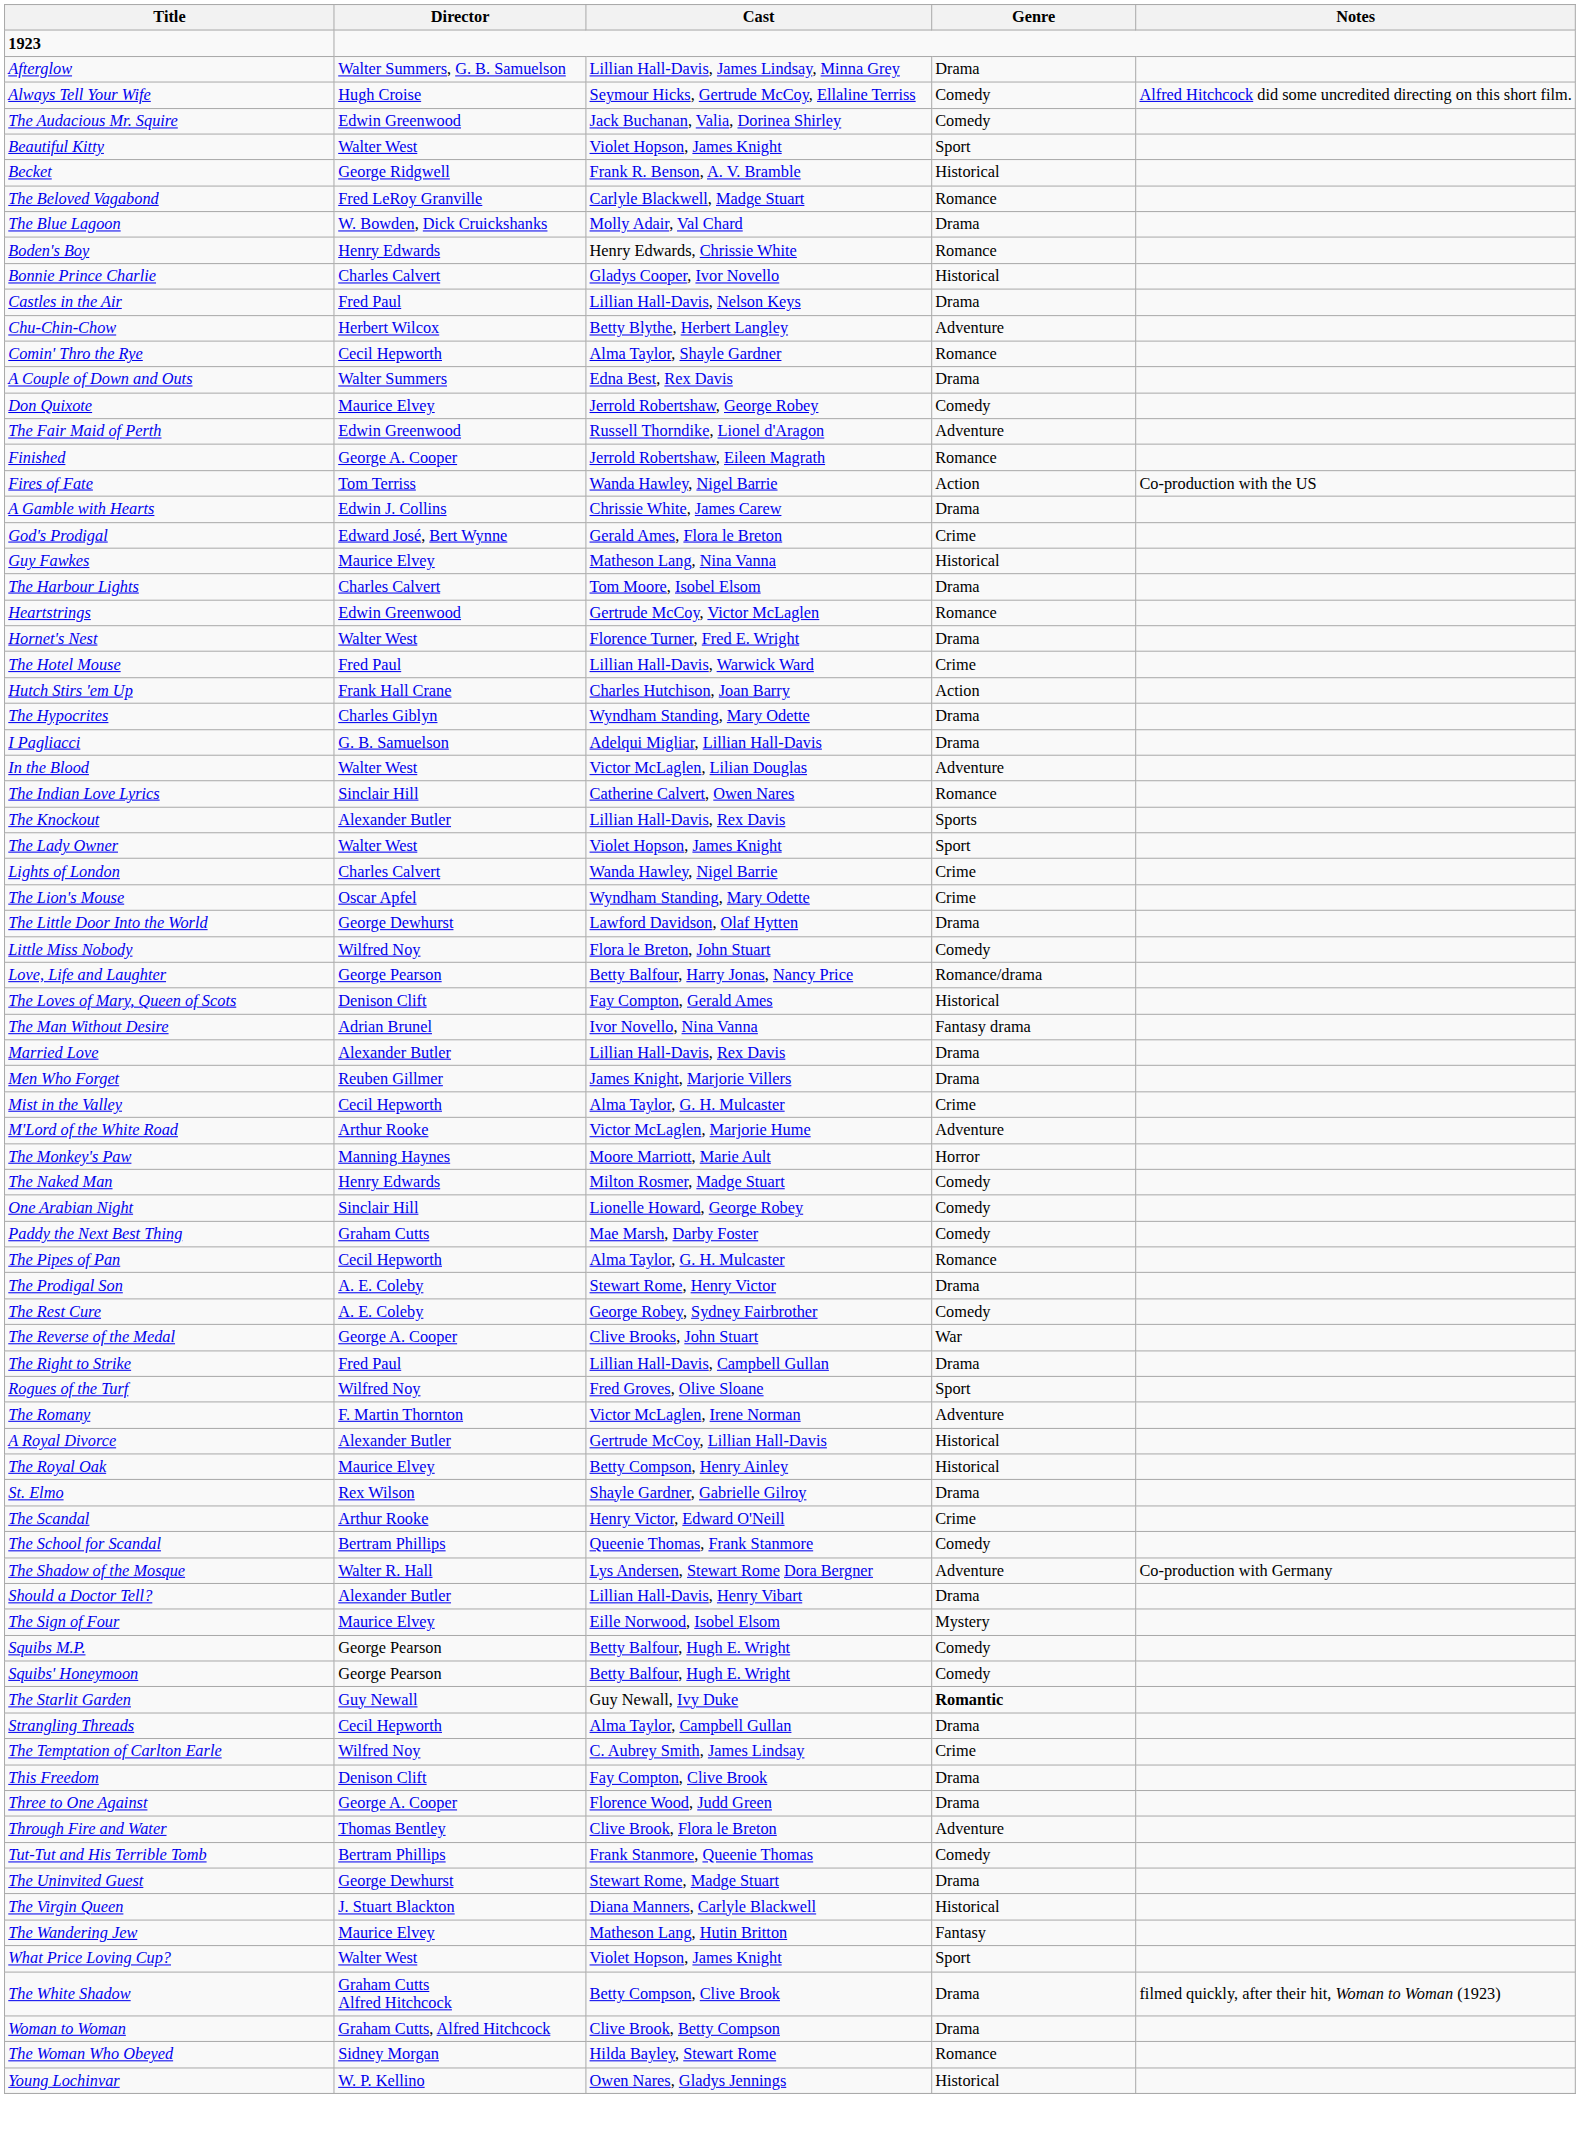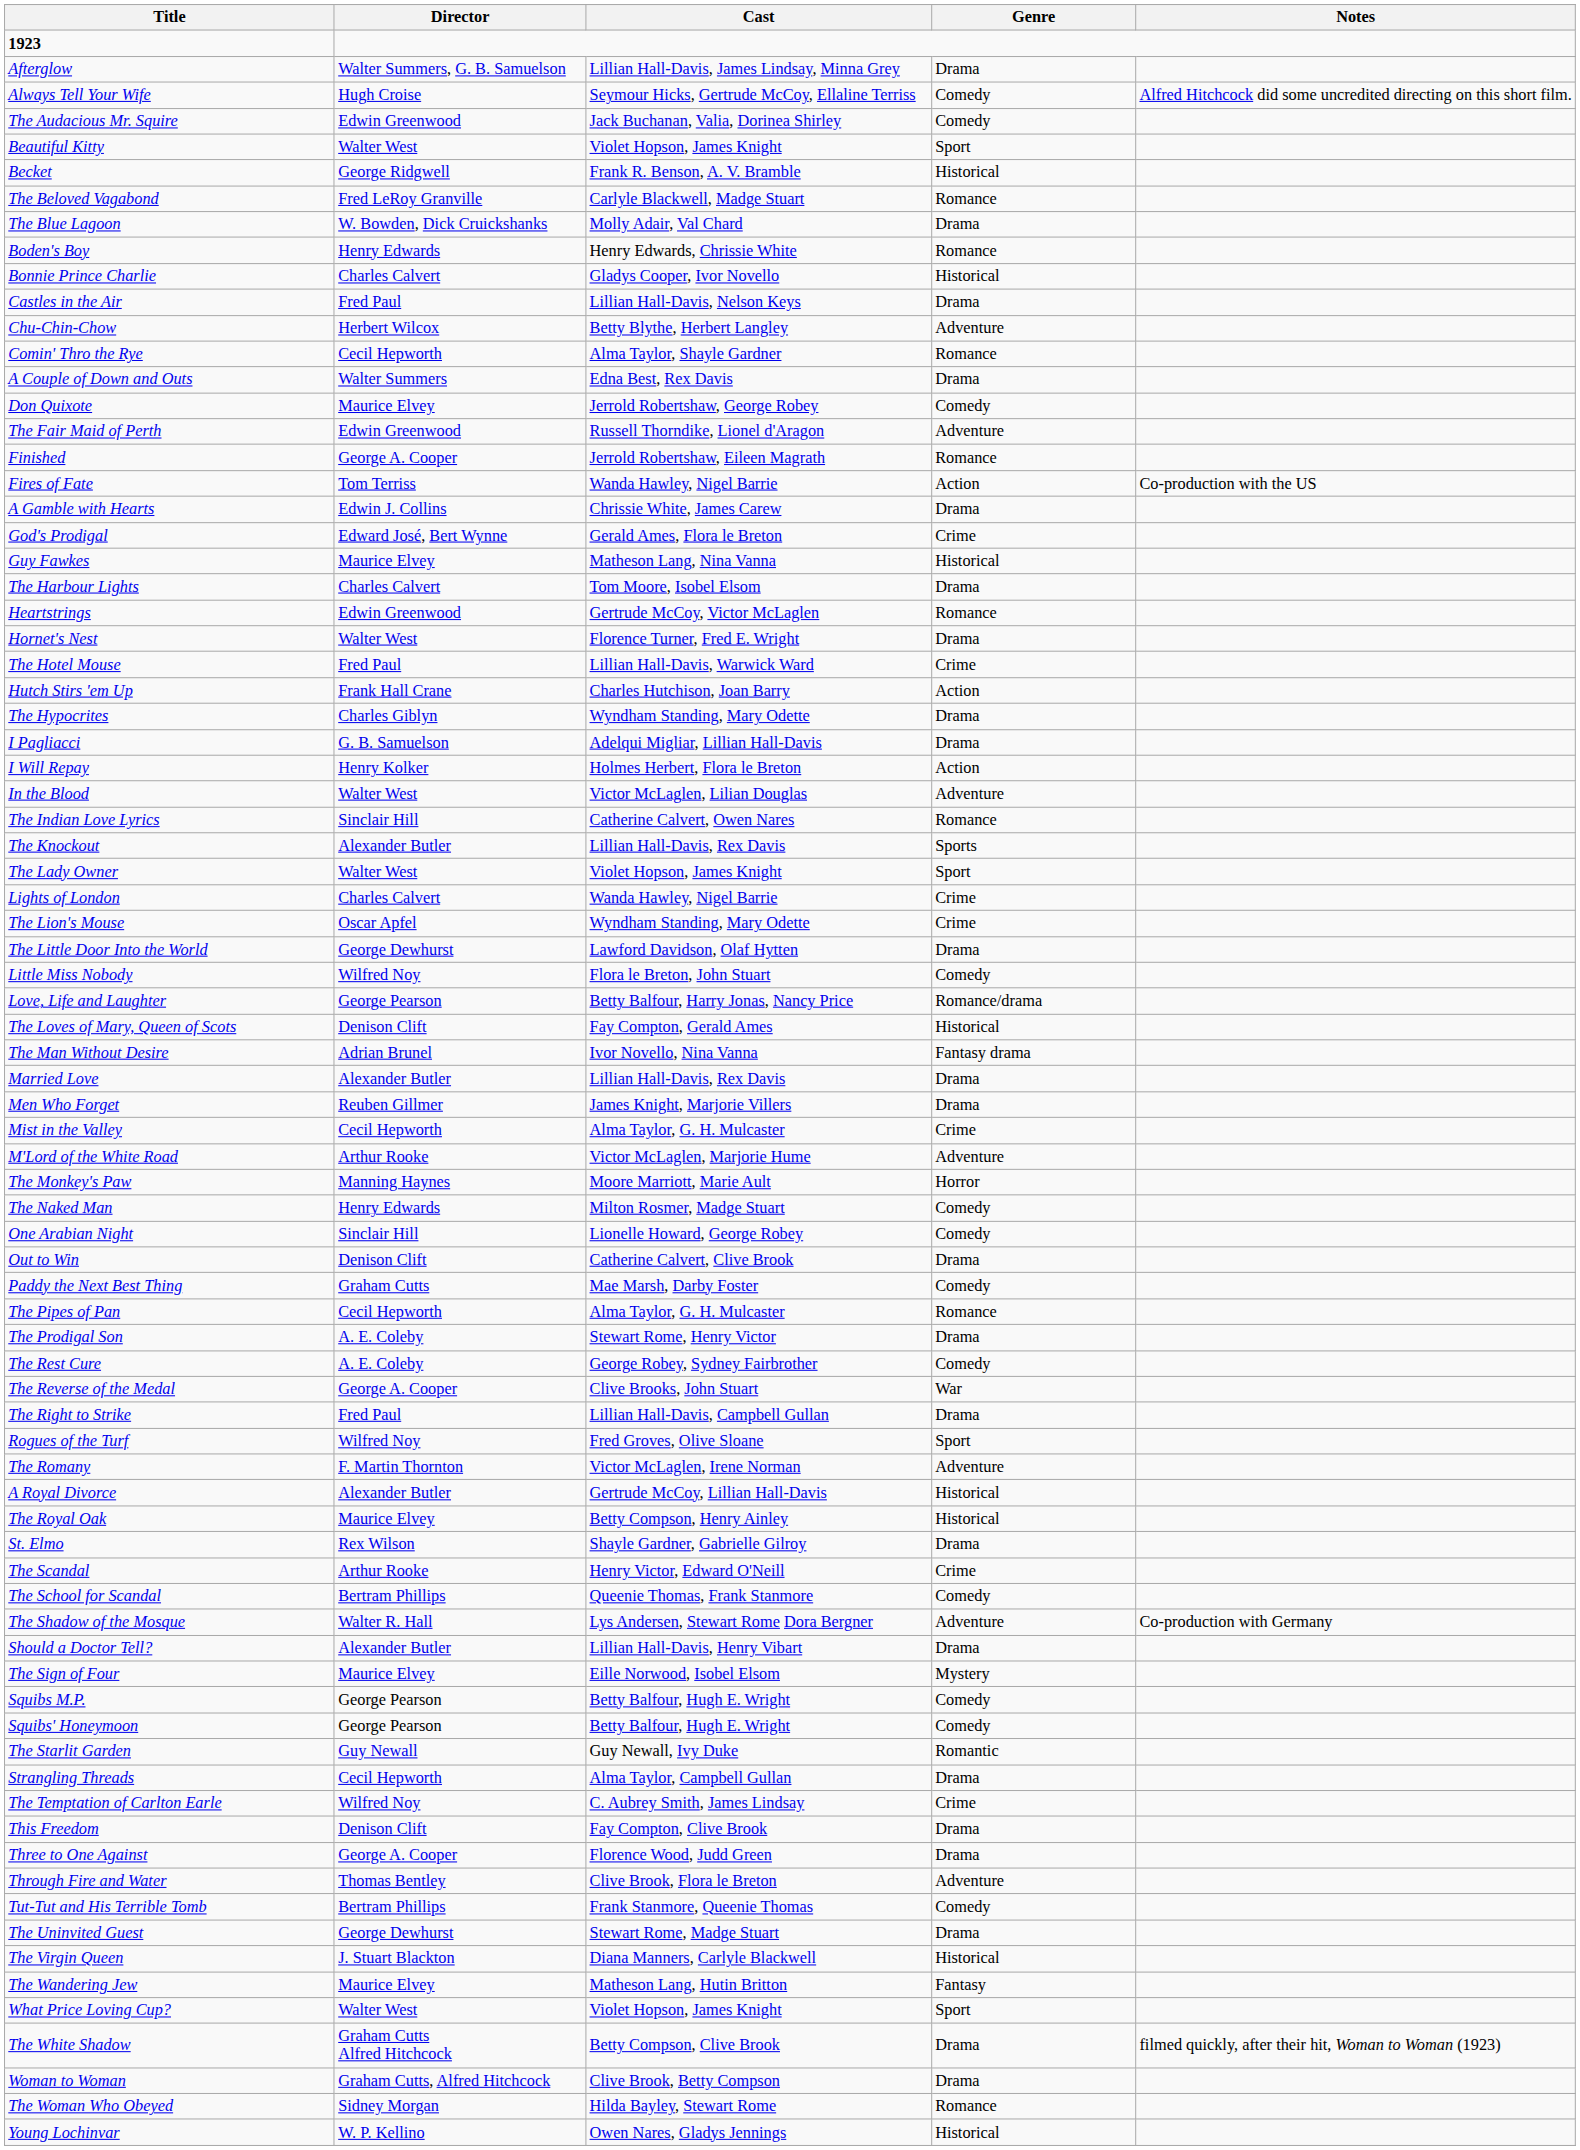+ row: (49, 768)
+ row: (44, 1259)
(969, 1699) bold -> (967, 1751) normal
